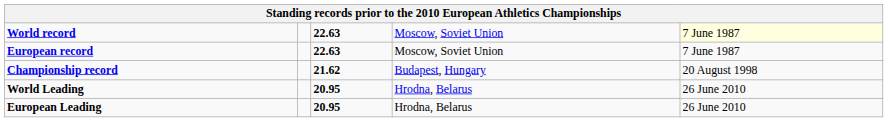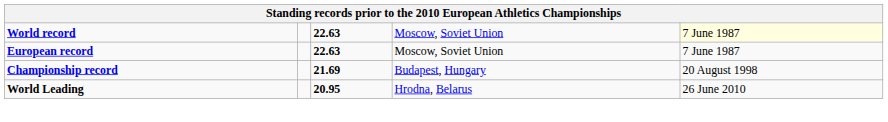(327, 70) 21.62 -> (327, 70) 21.69
- row: (54, 107)
